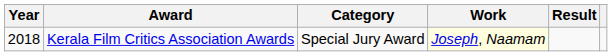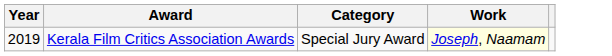- column: (574, 16)
(24, 39) 2018 -> (24, 39) 2019
